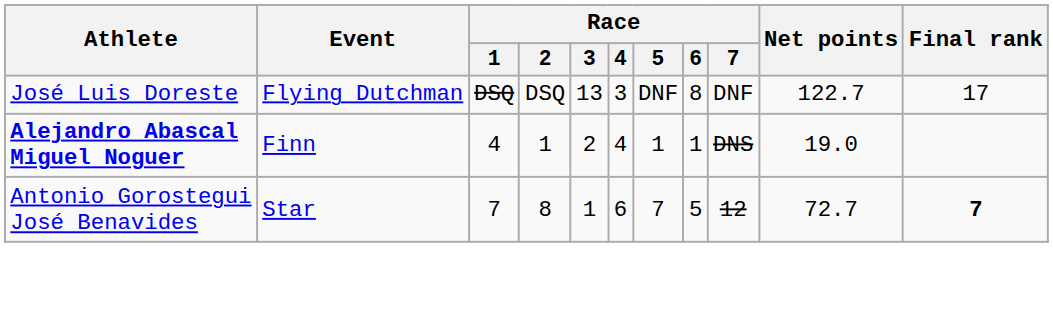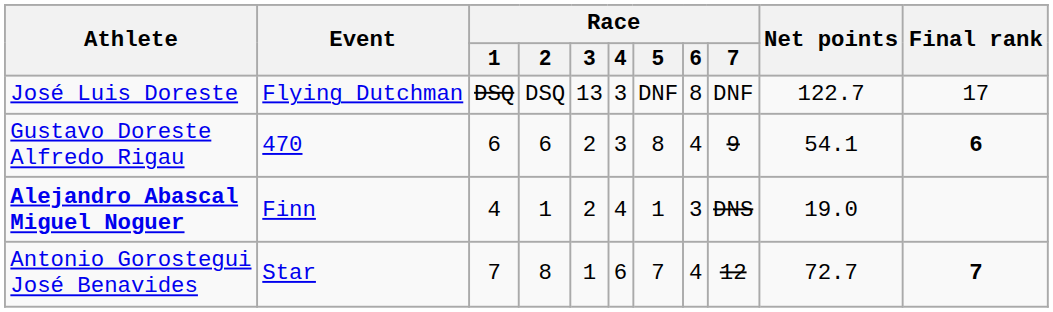+ row: (111, 145)
(696, 145) 1 -> (696, 209) 3
(696, 209) 5 -> (696, 274) 4
